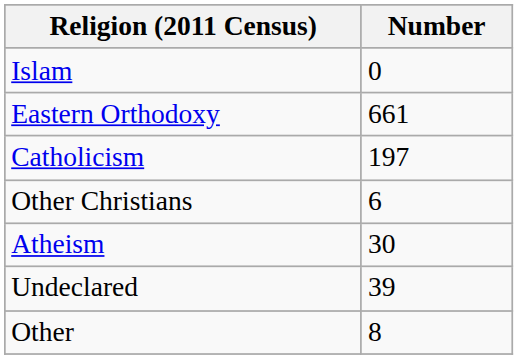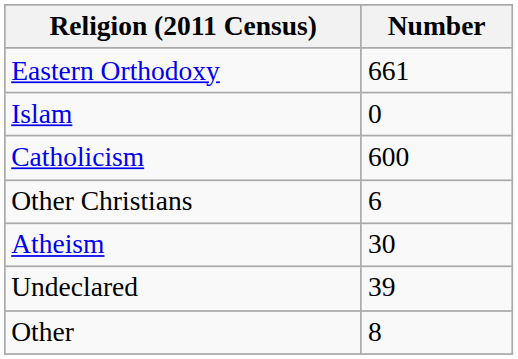rows swapped: (116, 113) <-> (42, 69)
(389, 157) 197 -> (389, 157) 600
